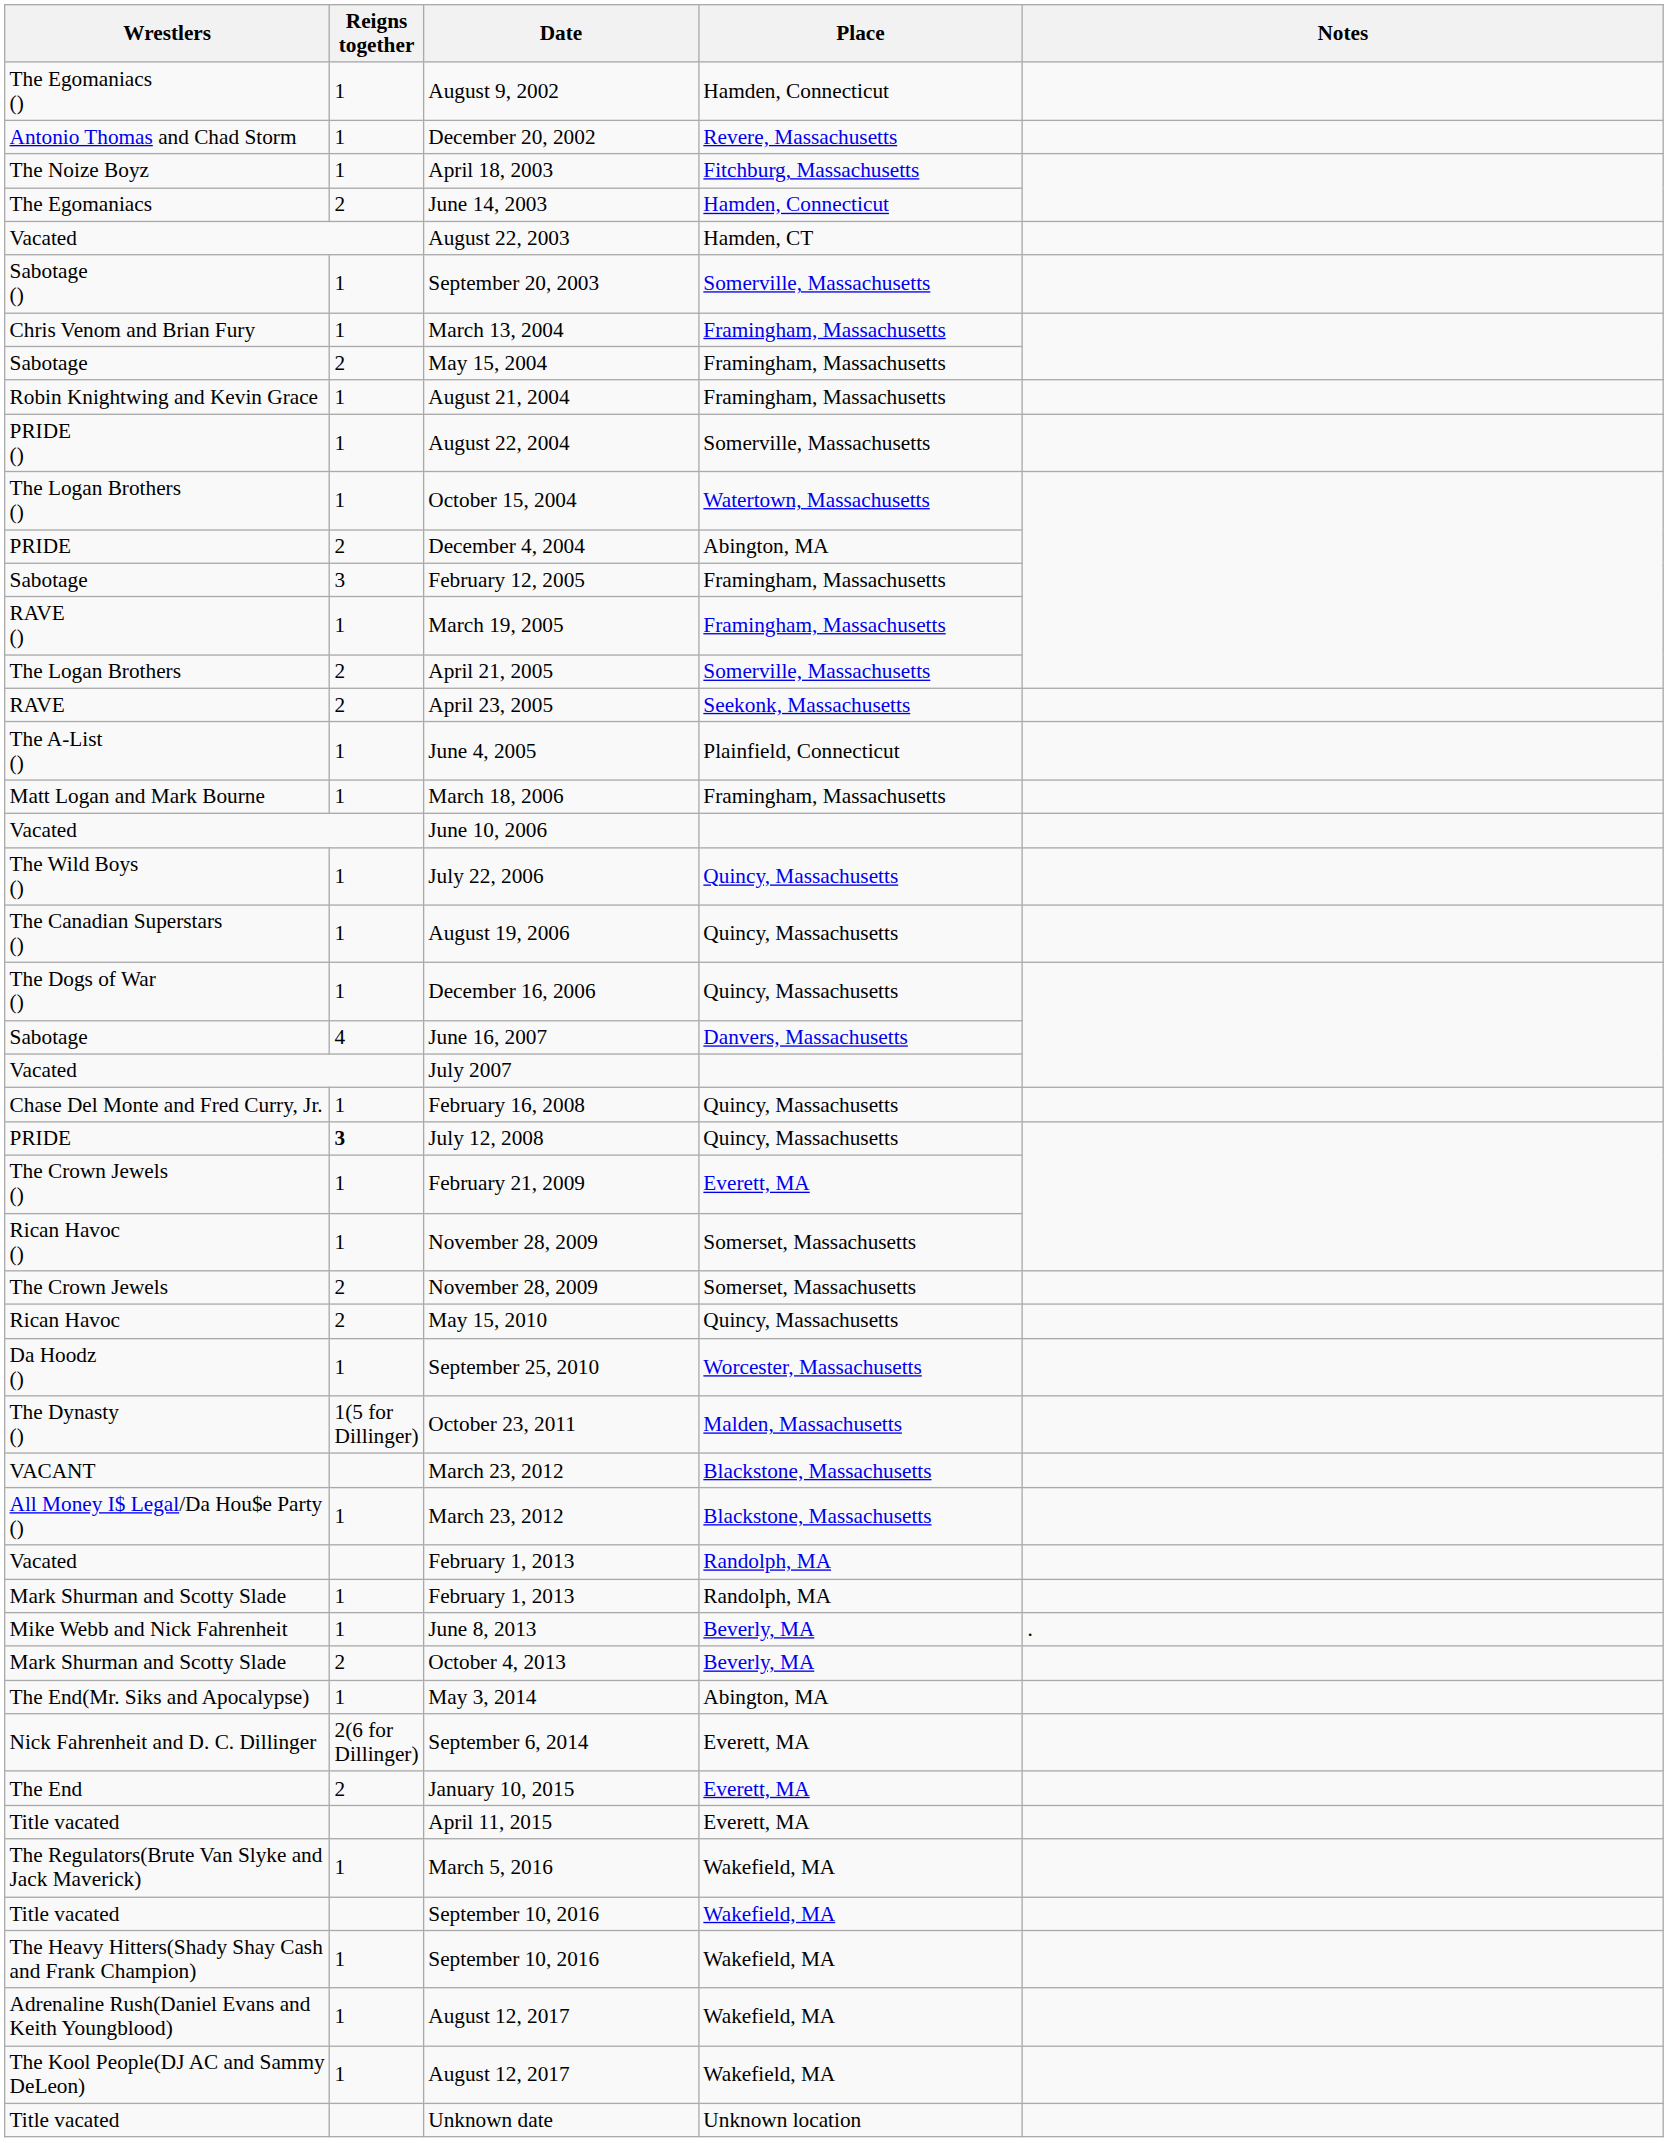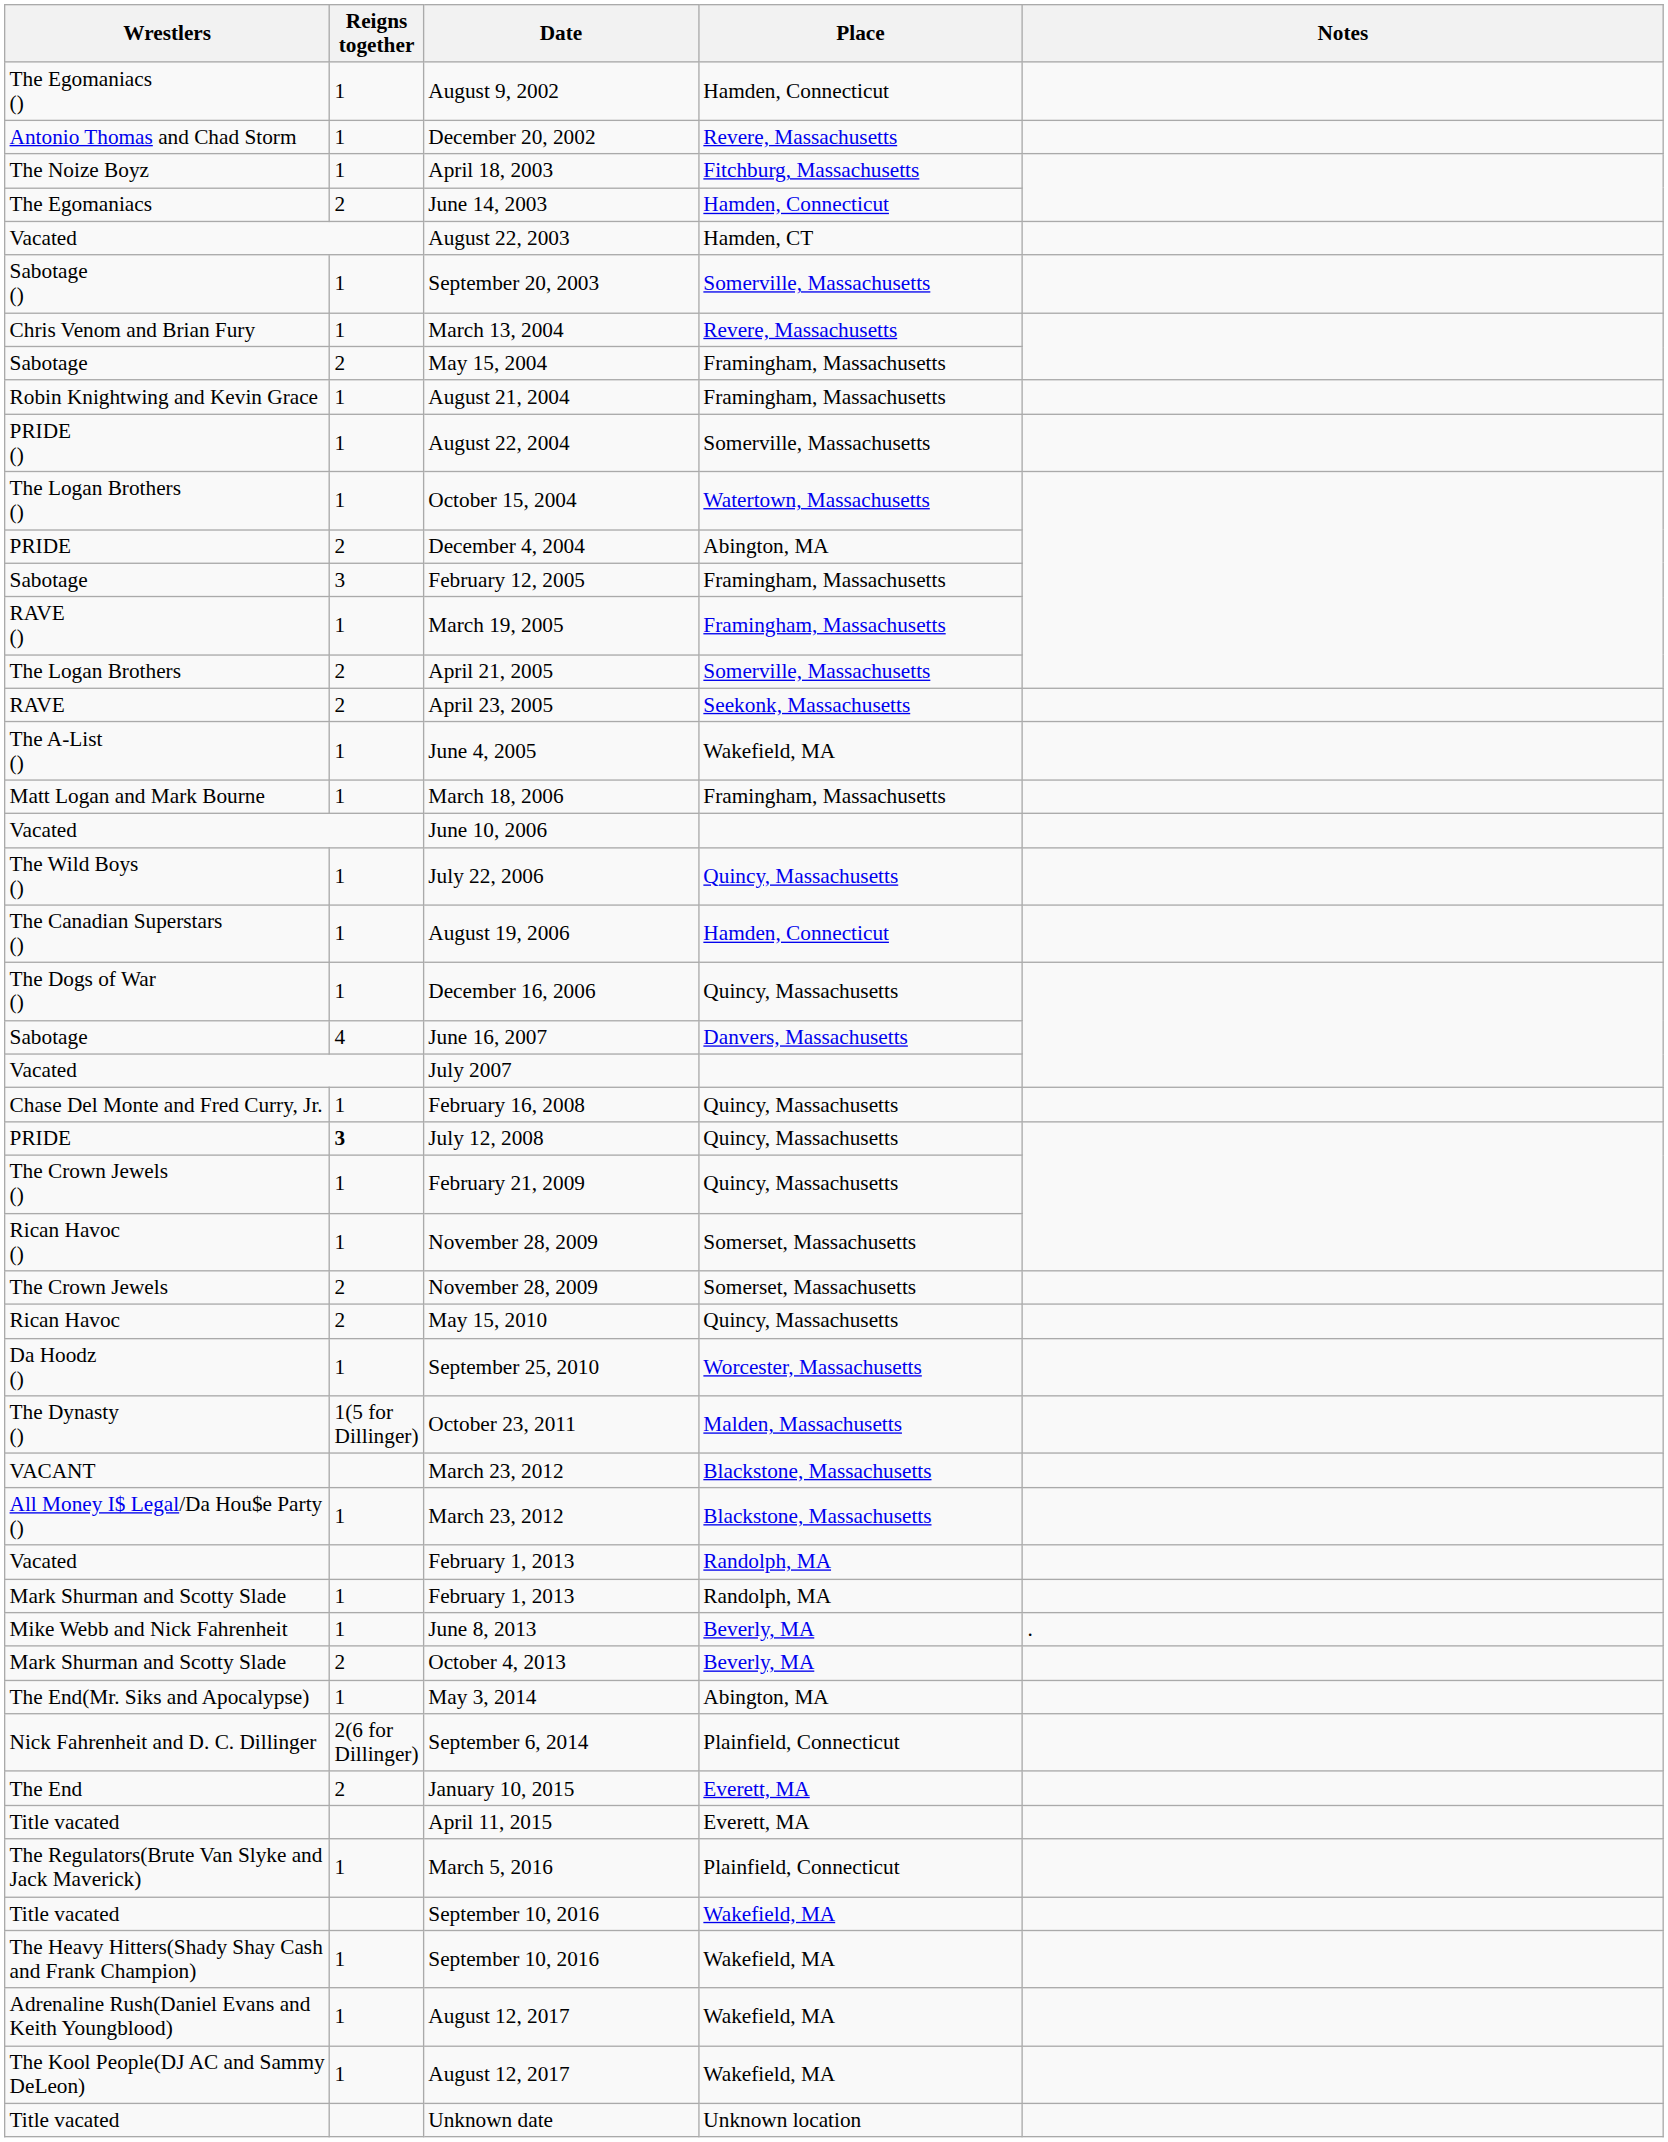(825, 329) Framingham, Massachusetts -> (800, 329) Revere, Massachusetts
(801, 750) Plainfield, Connecticut -> (769, 750) Wakefield, MA
(801, 933) Quincy, Massachusetts -> (796, 933) Hamden, Connecticut
(757, 1183) Everett, MA -> (801, 1183) Quincy, Massachusetts
(757, 1742) Everett, MA -> (801, 1742) Plainfield, Connecticut
(769, 1867) Wakefield, MA -> (801, 1867) Plainfield, Connecticut
